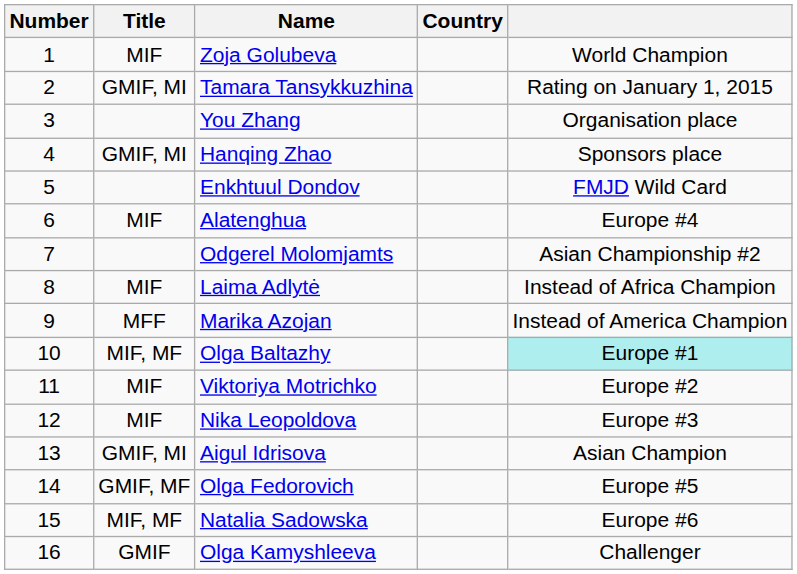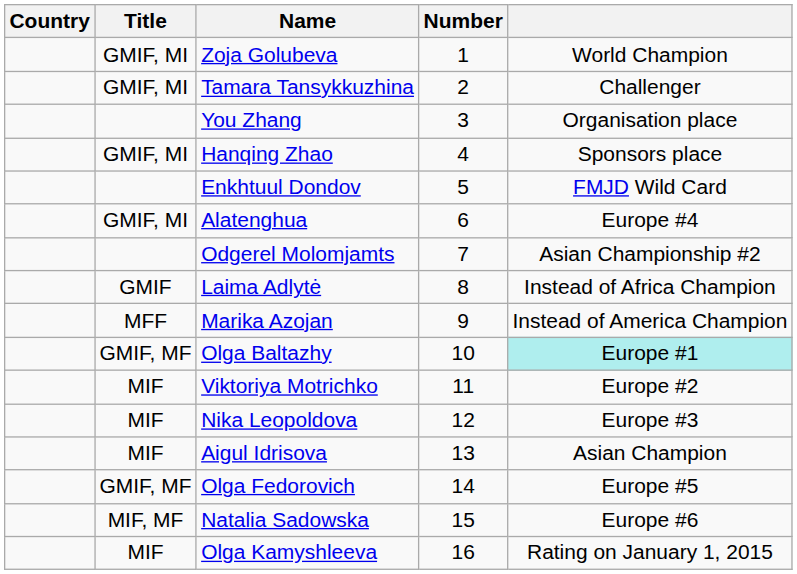columns swapped: (49, 21) <-> (463, 21)
(144, 54) MIF -> (145, 54) GMIF, MI
(650, 87) Rating on January 1, 2015 -> (650, 87) Challenger
(144, 220) MIF -> (145, 220) GMIF, MI
(144, 287) MIF -> (145, 287) GMIF
(144, 353) MIF, MF -> (145, 353) GMIF, MF
(144, 453) GMIF, MI -> (145, 453) MIF
(144, 552) GMIF -> (145, 552) MIF
(650, 552) Challenger -> (650, 552) Rating on January 1, 2015
